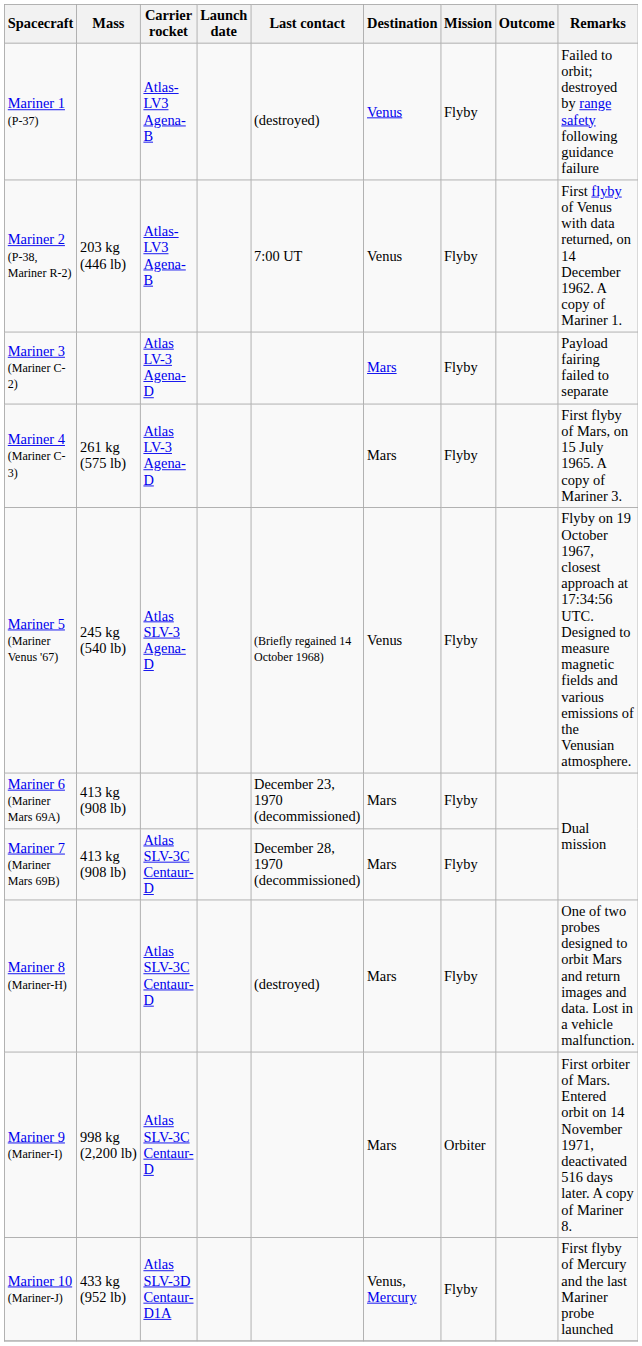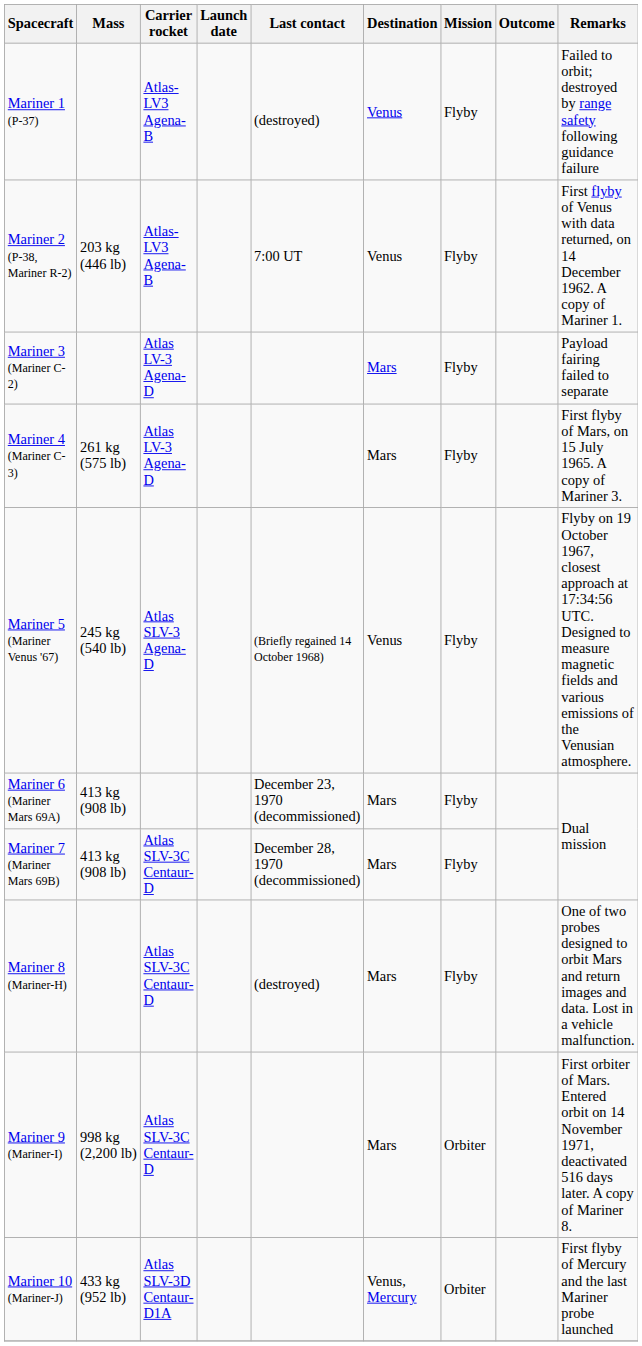(461, 1289) Flyby -> (465, 1289) Orbiter
